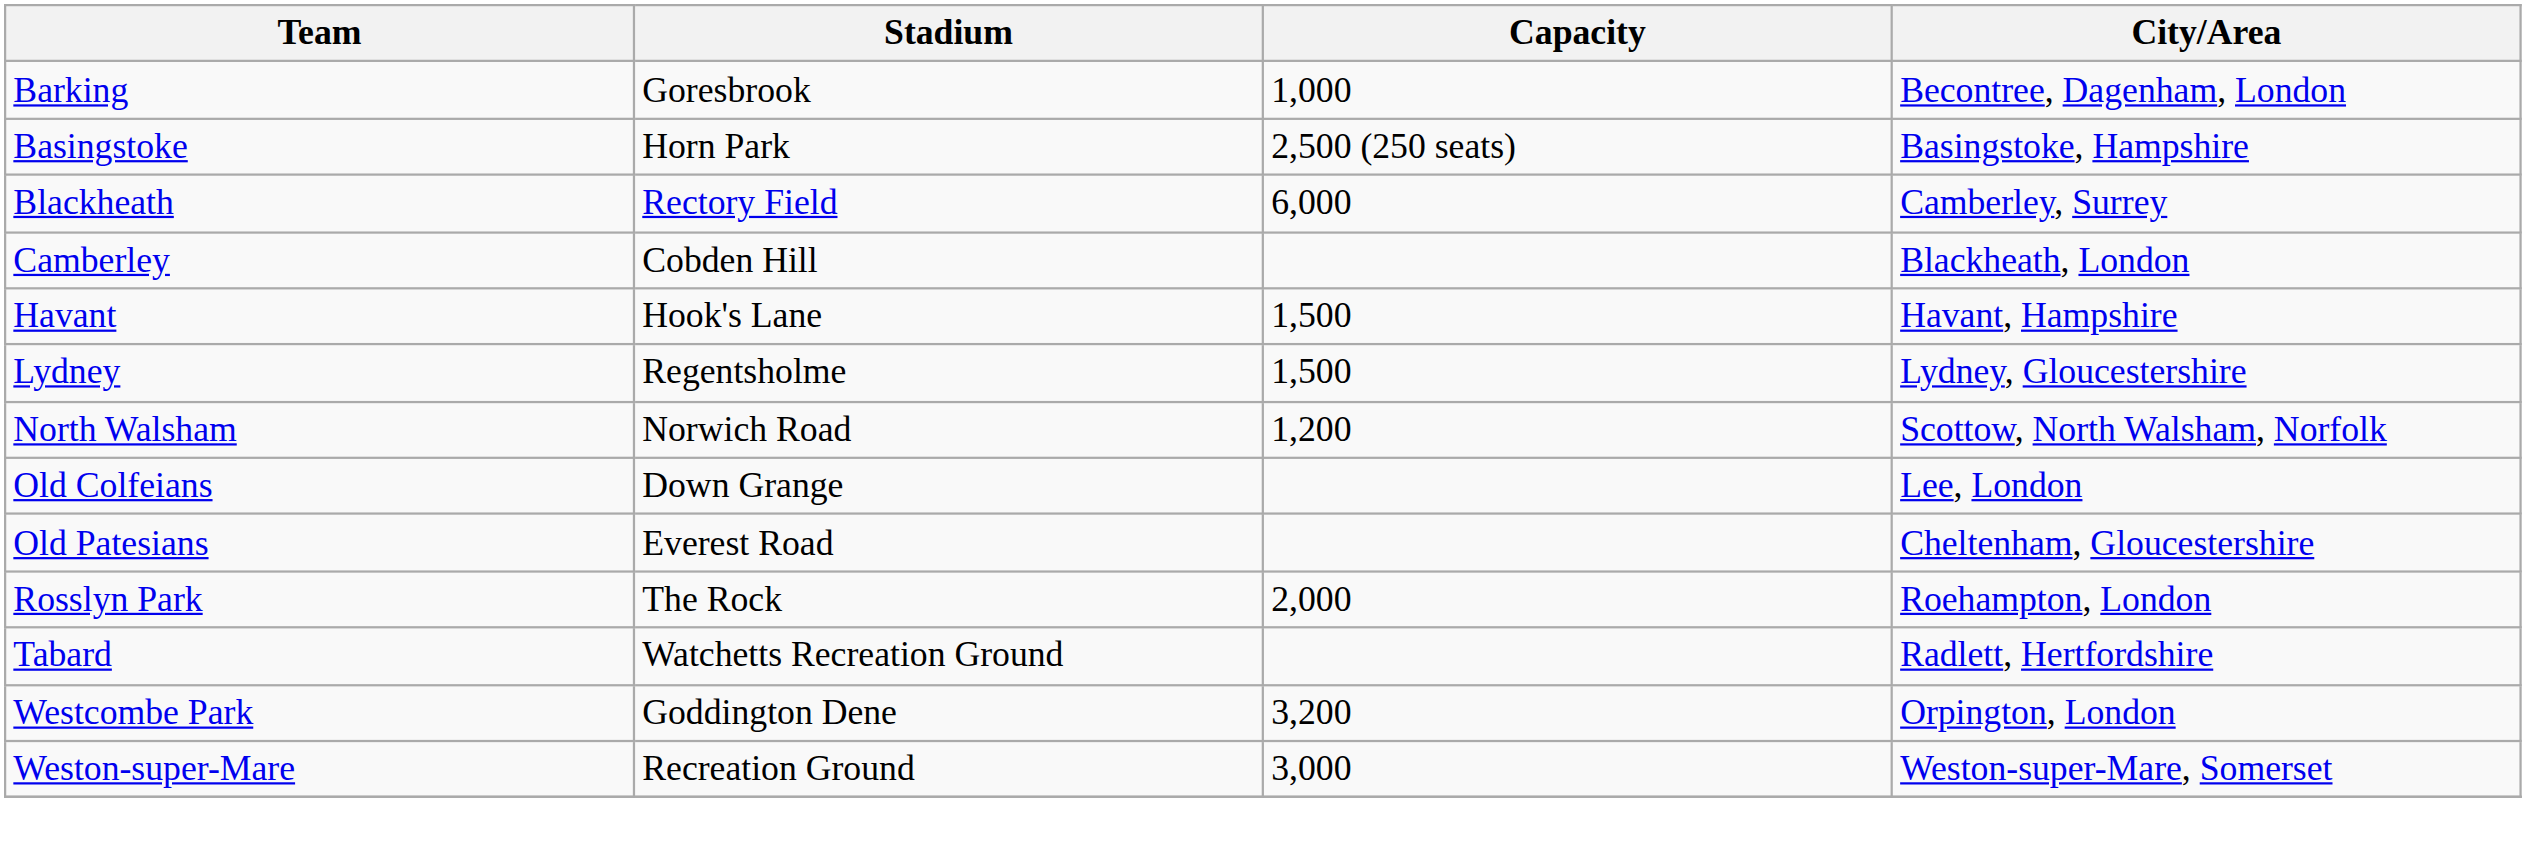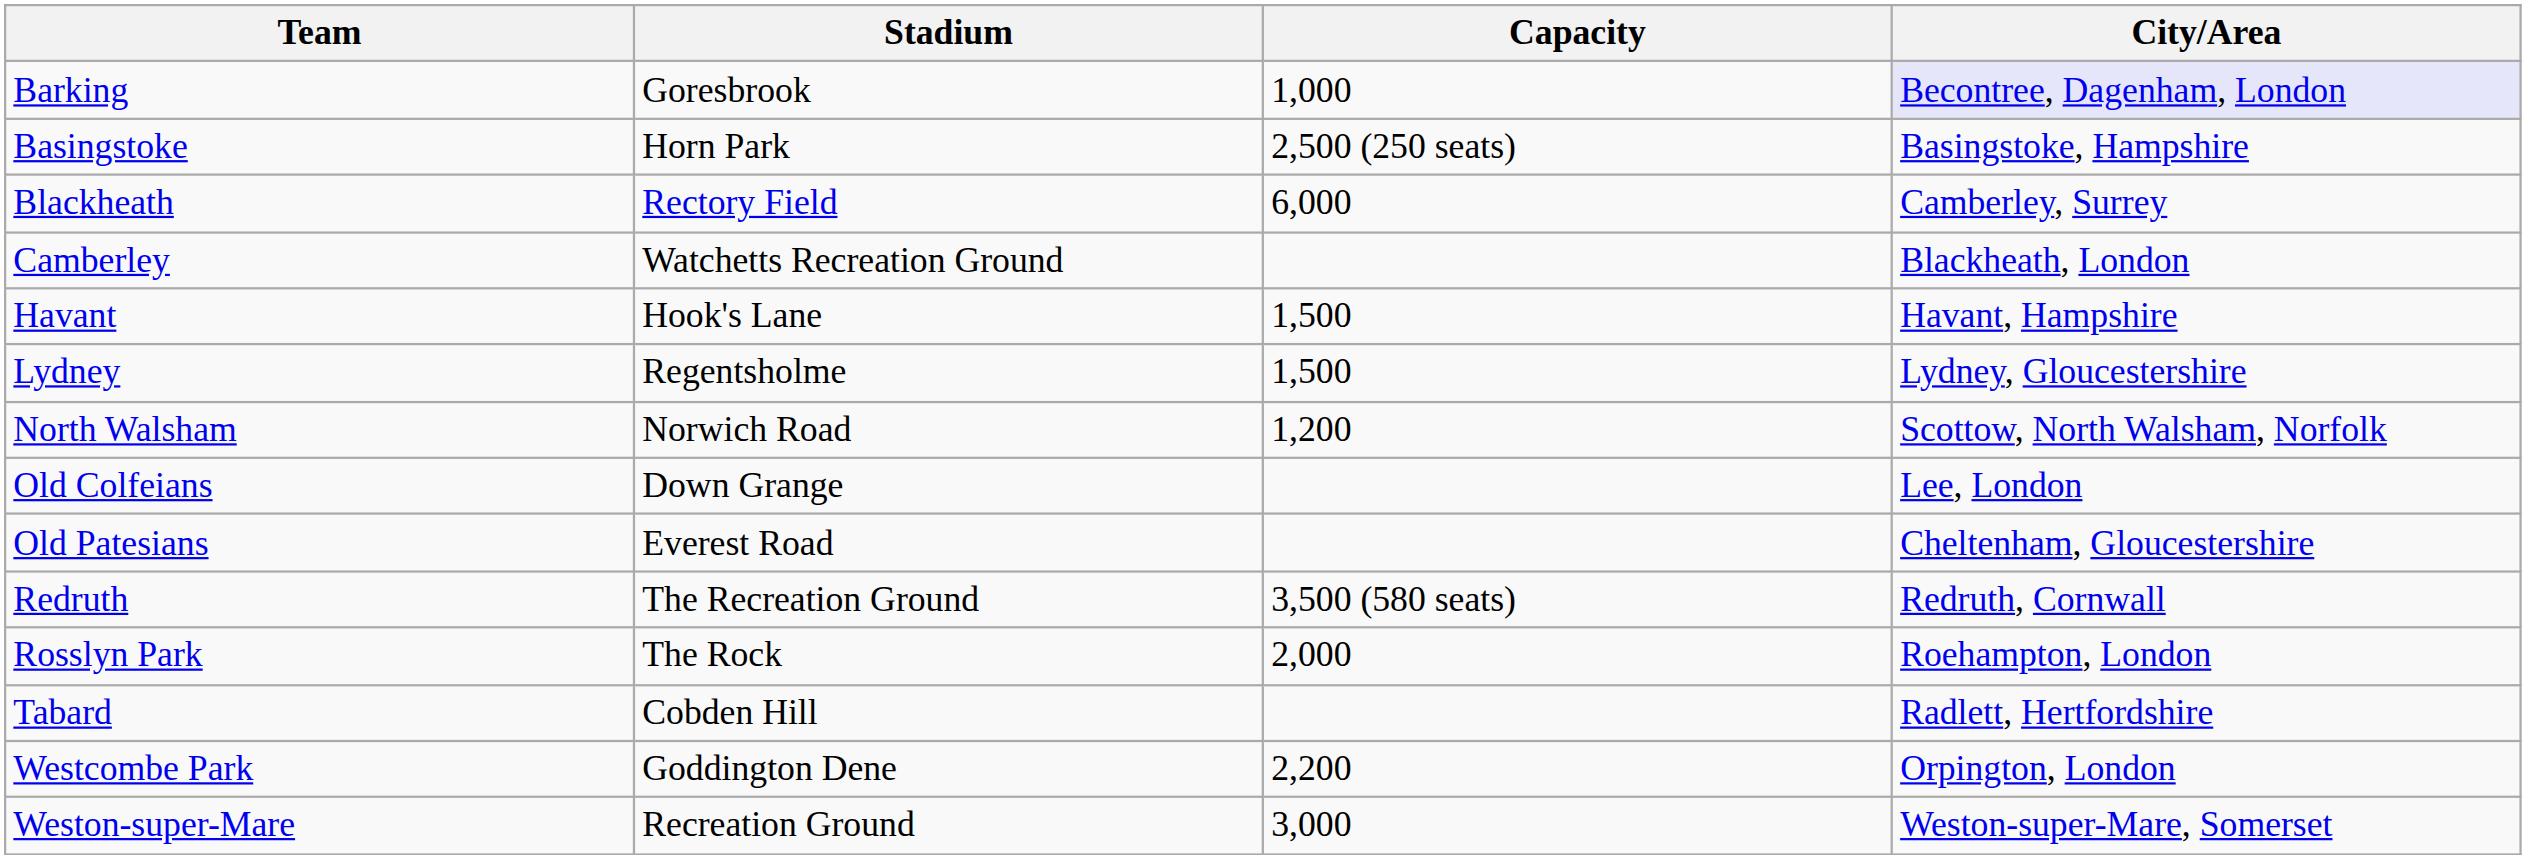(2123, 89) no background -> (2123, 89) lavender background
(730, 259) Cobden Hill -> (853, 259) Watchetts Recreation Ground
+ row: (71, 598)
(853, 655) Watchetts Recreation Ground -> (730, 711) Cobden Hill
(1311, 711) 3,200 -> (1311, 768) 2,200
